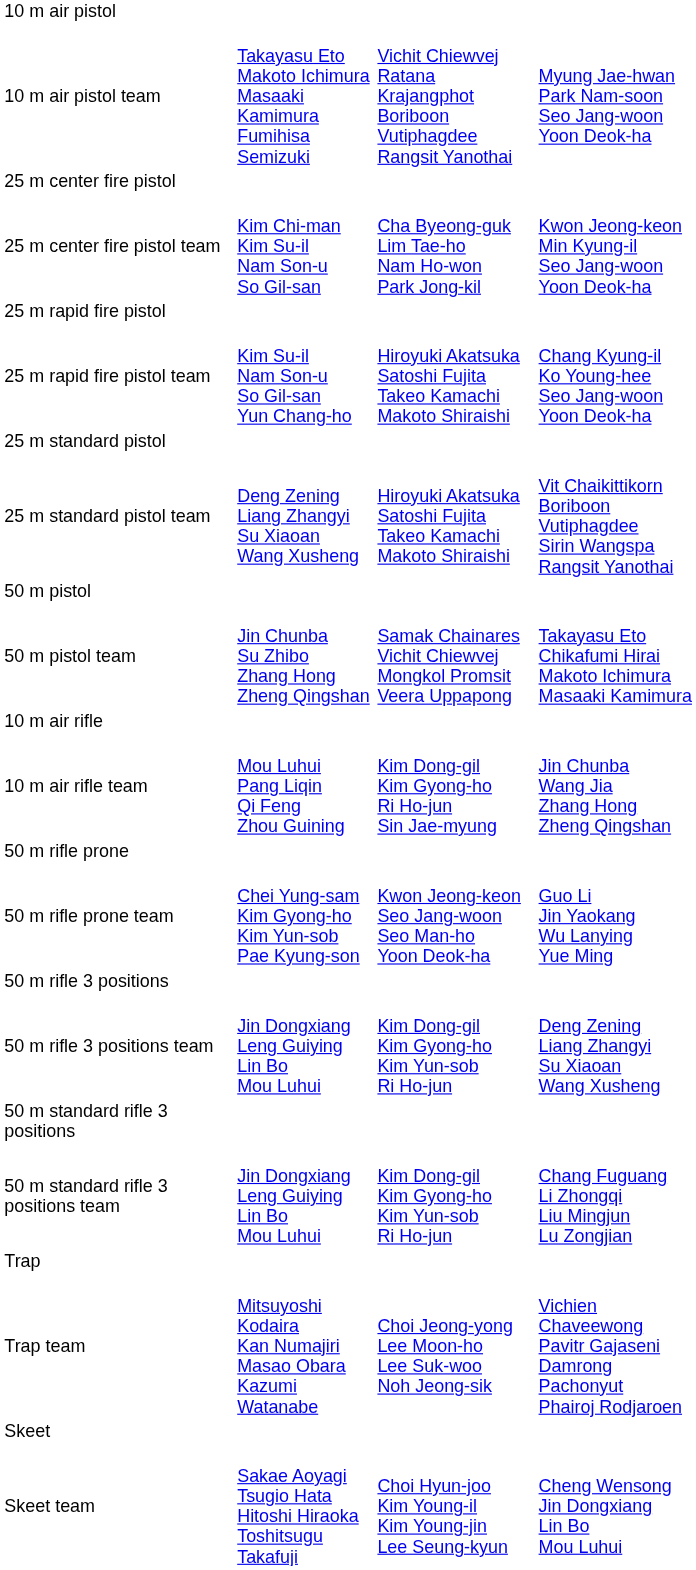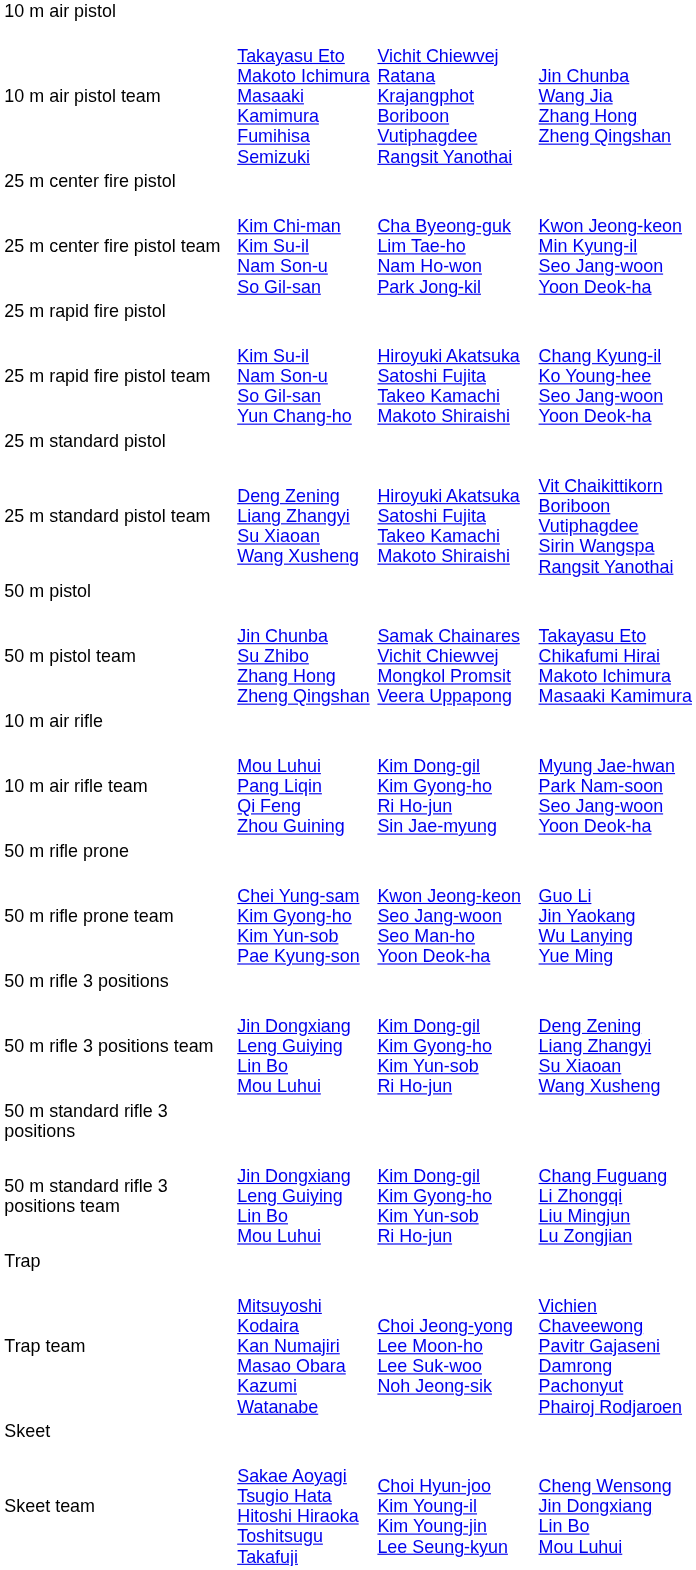(607, 106) Myung Jae-hwan Park Nam-soon Seo Jang-woon Yoon Deok-ha -> (605, 106) Jin Chunba Wang Jia Zhang Hong Zheng Qingshan
(605, 796) Jin Chunba Wang Jia Zhang Hong Zheng Qingshan -> (607, 796) Myung Jae-hwan Park Nam-soon Seo Jang-woon Yoon Deok-ha
